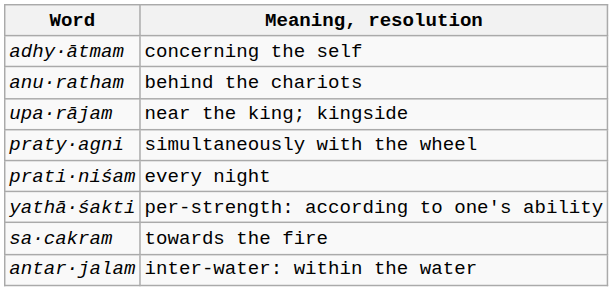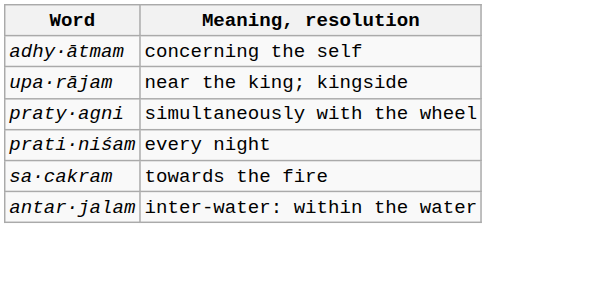- row: (67, 83)
- row: (72, 207)
